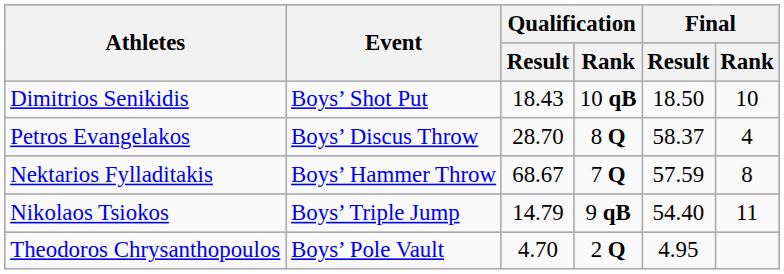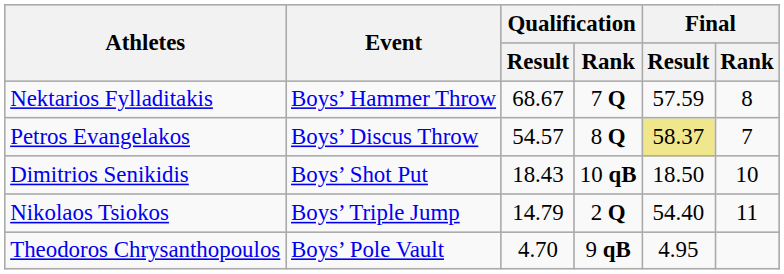rows swapped: (99, 99) <-> (112, 174)
(538, 137) 28.70 -> (538, 137) 54.57
(678, 137) no background -> (678, 137) khaki background
(747, 137) 4 -> (747, 137) 7
(608, 212) 9 qB -> (608, 212) 2 Q
(608, 250) 2 Q -> (608, 250) 9 qB
